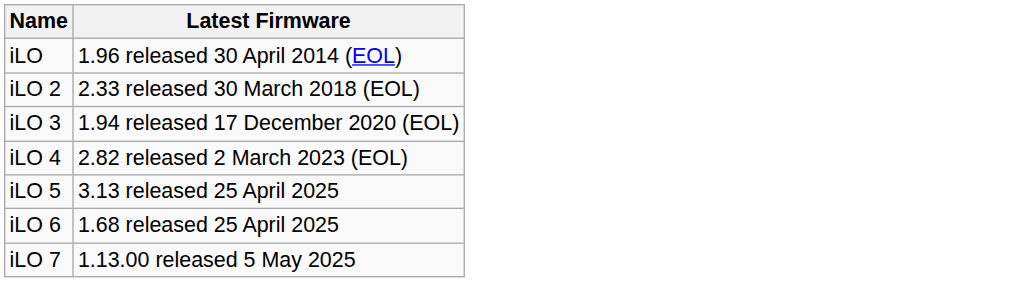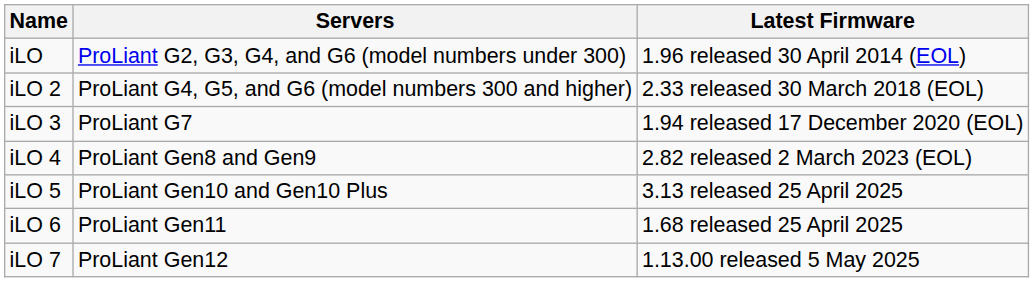+ column: (355, 21)
